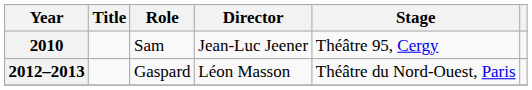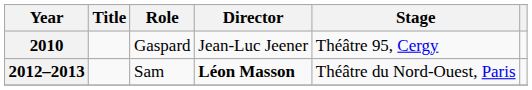(149, 44) Sam -> (162, 44) Gaspard
(162, 71) Gaspard -> (149, 71) Sam
(244, 71) normal -> (247, 71) bold
